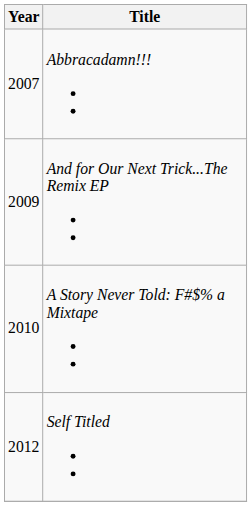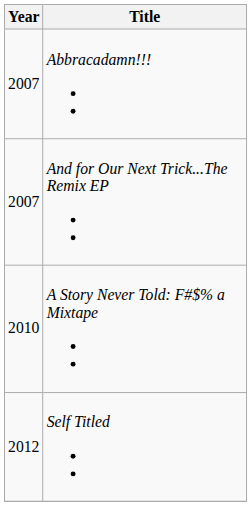(24, 201) 2009 -> (24, 201) 2007
